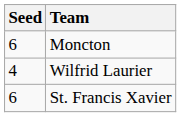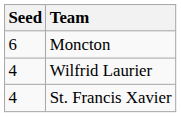(13, 97) 6 -> (13, 97) 4
